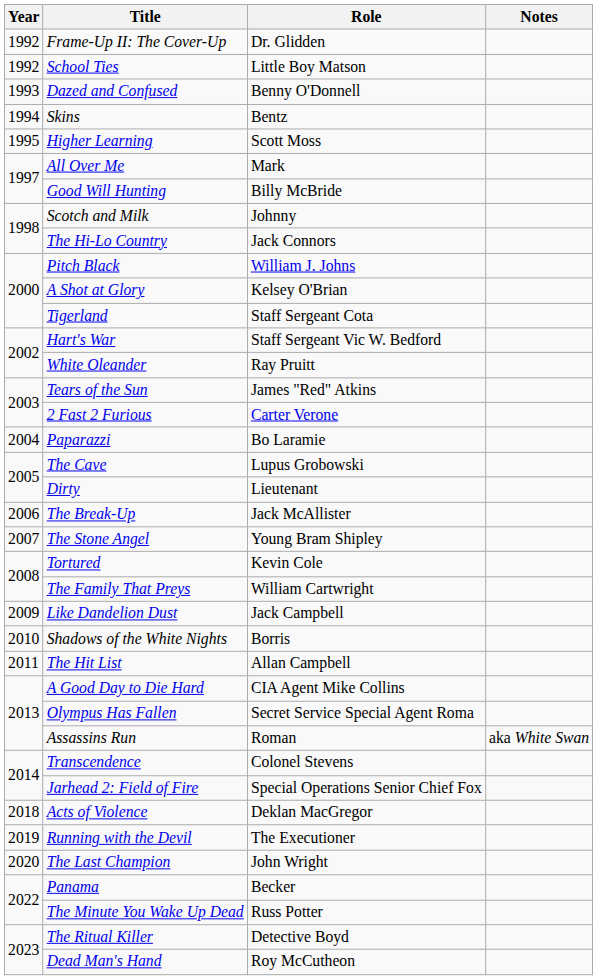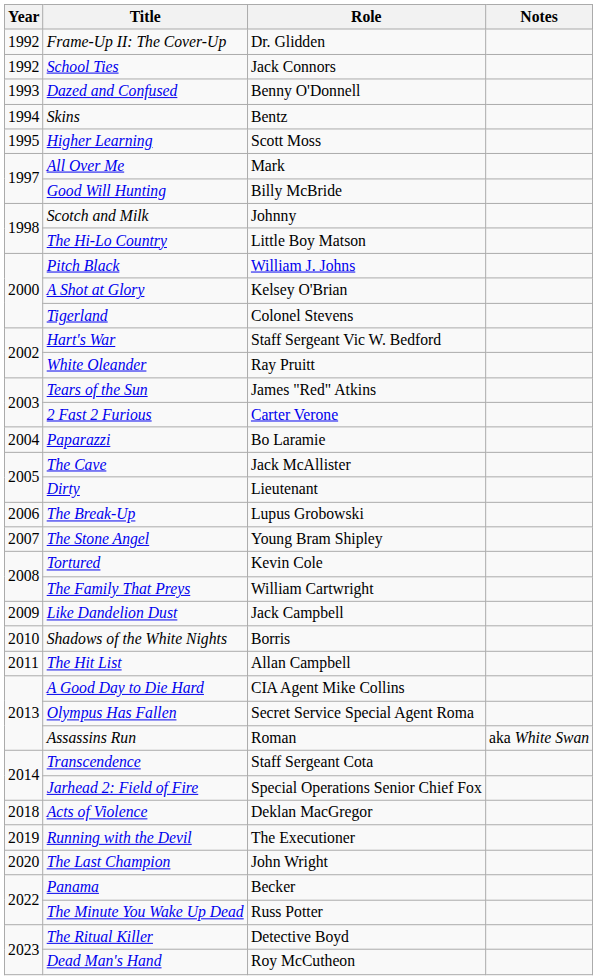(308, 66) Little Boy Matson -> (293, 66) Jack Connors
(293, 240) Jack Connors -> (308, 240) Little Boy Matson
(312, 315) Staff Sergeant Cota -> (302, 315) Colonel Stevens
(307, 464) Lupus Grobowski -> (301, 464) Jack McAllister
(301, 514) Jack McAllister -> (307, 514) Lupus Grobowski
(302, 762) Colonel Stevens -> (312, 762) Staff Sergeant Cota
